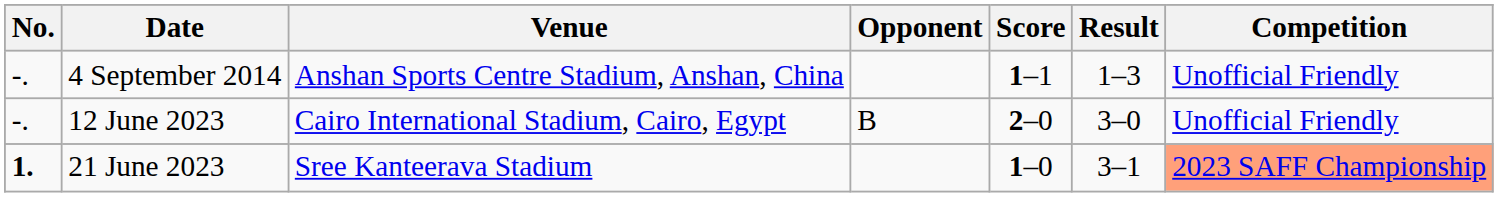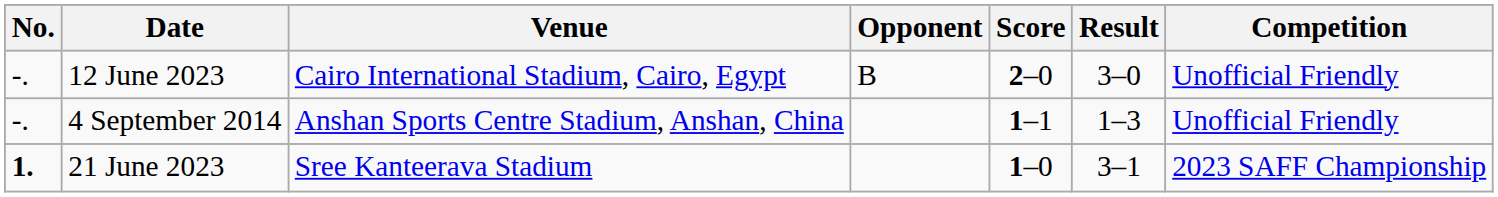rows swapped: (175, 74) <-> (146, 120)
(1329, 167) lightsalmon background -> (1329, 167) no background
